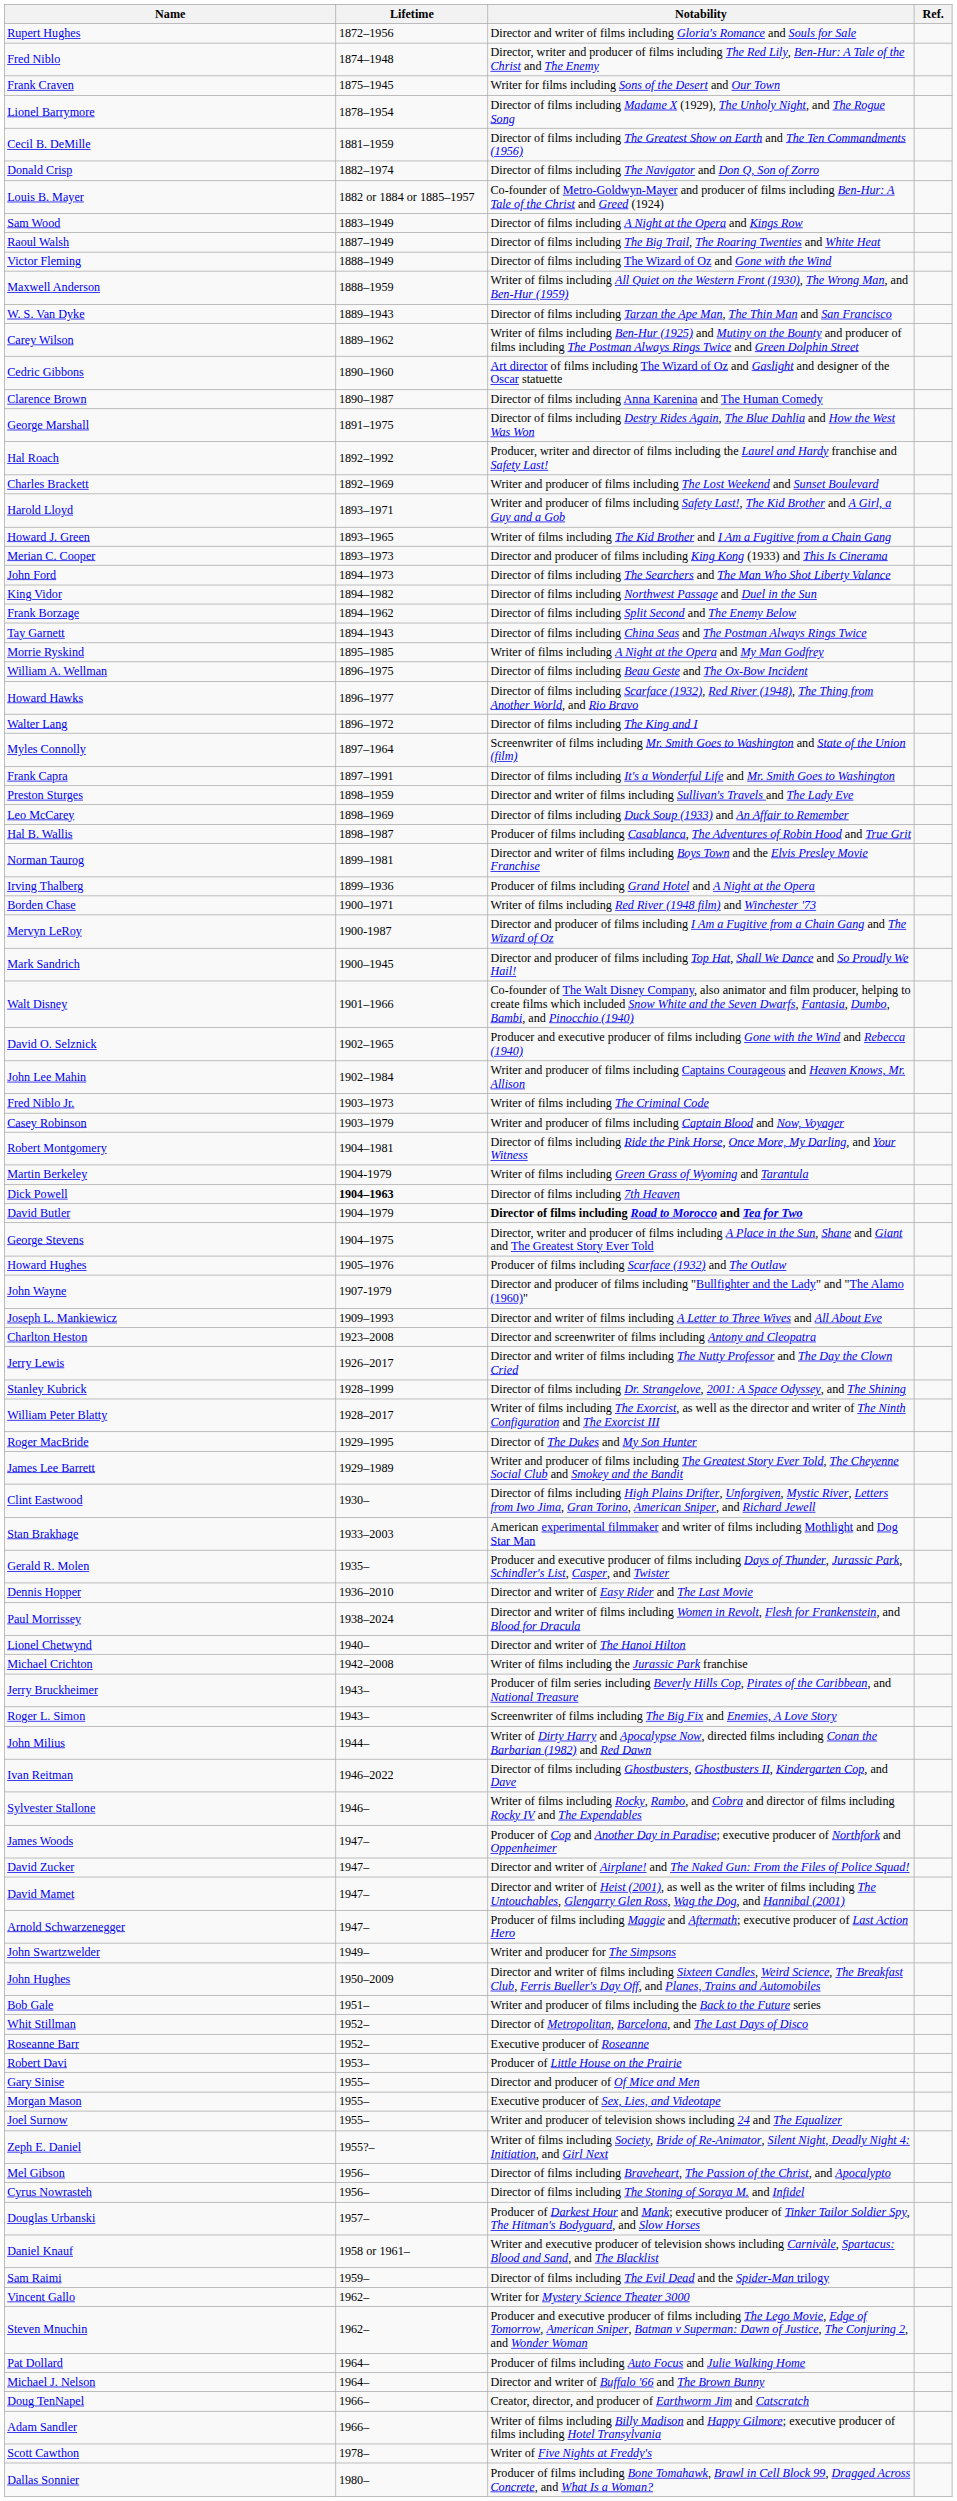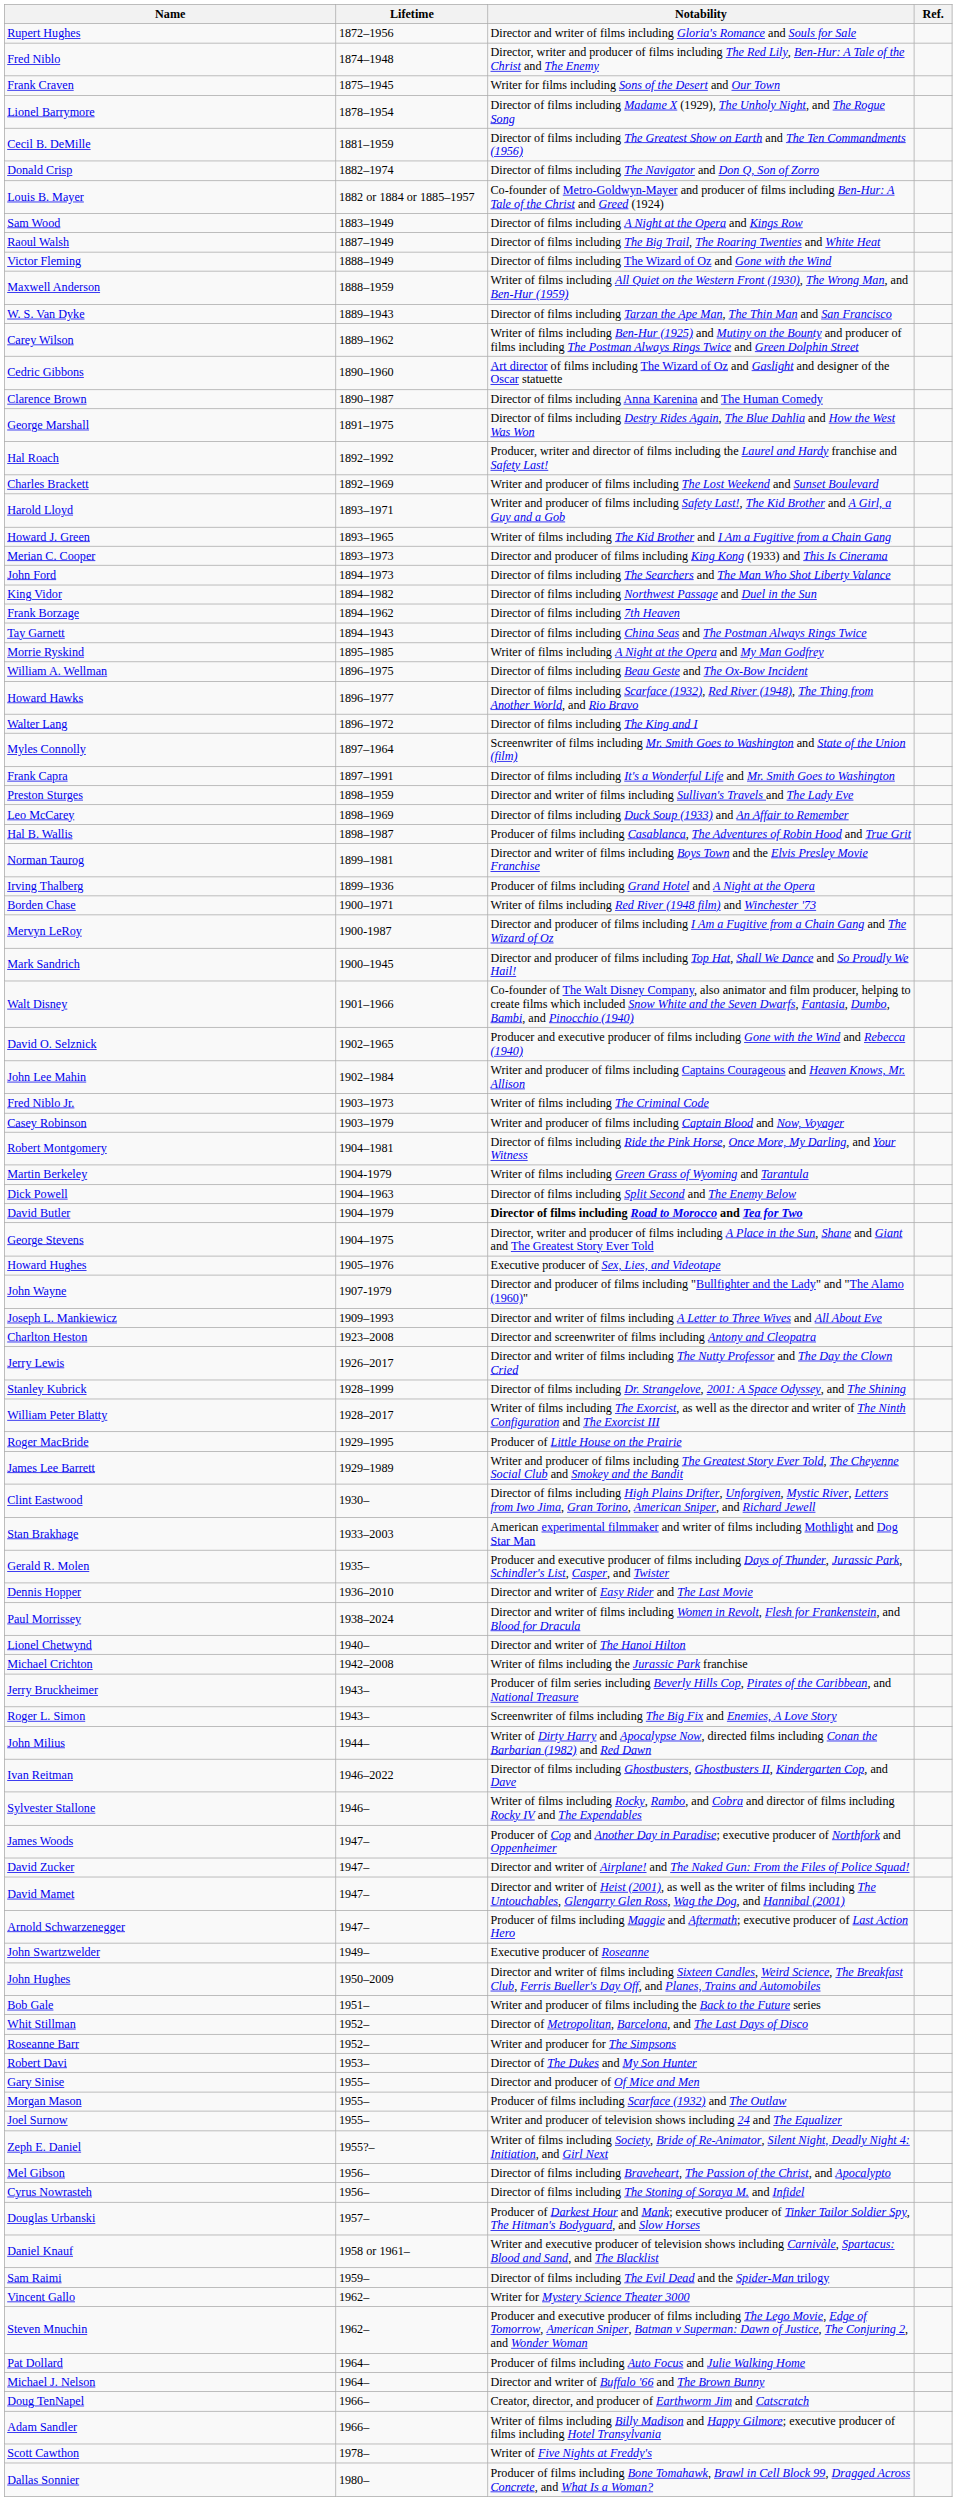(643, 613) Director of films including Split Second and The Enemy Below -> (585, 613) Director of films including 7th Heaven
(366, 1194) bold -> (366, 1194) normal
(585, 1194) Director of films including 7th Heaven -> (643, 1194) Director of films including Split Second and The Enemy Below
(638, 1265) Producer of films including Scarface (1932) and The Outlaw -> (606, 1265) Executive producer of Sex, Lies, and Videotape
(594, 1441) Director of The Dukes and My Son Hunter -> (586, 1441) Producer of Little House on the Prairie
(583, 1952) Writer and producer for The Simpsons -> (570, 1952) Executive producer of Roseanne
(570, 2043) Executive producer of Roseanne -> (583, 2043) Writer and producer for The Simpsons
(586, 2063) Producer of Little House on the Prairie -> (594, 2063) Director of The Dukes and My Son Hunter
(606, 2101) Executive producer of Sex, Lies, and Videotape -> (638, 2101) Producer of films including Scarface (1932) and The Outlaw
